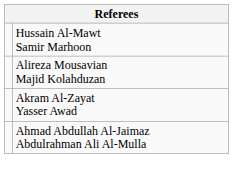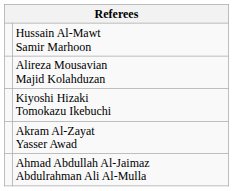+ row: (63, 104)
